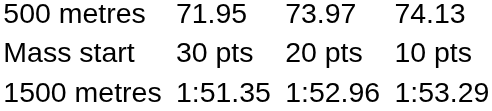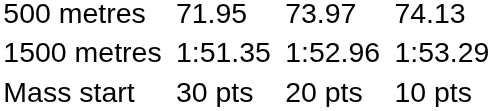rows swapped: (82, 92) <-> (69, 53)
